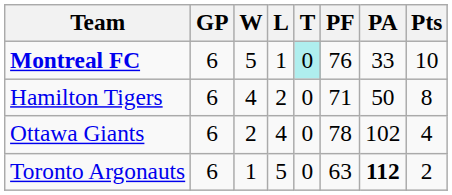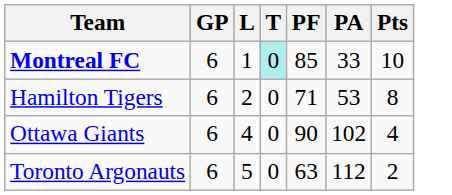- column: (251, 23)
(340, 60) 76 -> (306, 60) 85
(383, 97) 50 -> (349, 97) 53
(340, 134) 78 -> (306, 134) 90
(383, 171) bold -> (349, 171) normal
